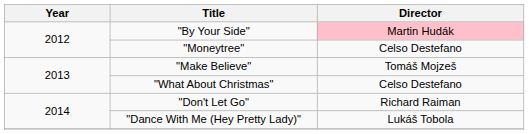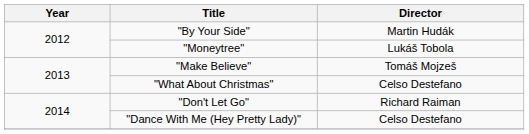(420, 31) pink background -> (420, 31) no background
(420, 48) Celso Destefano -> (420, 48) Lukáš Tobola
(420, 119) Lukáš Tobola -> (420, 119) Celso Destefano
